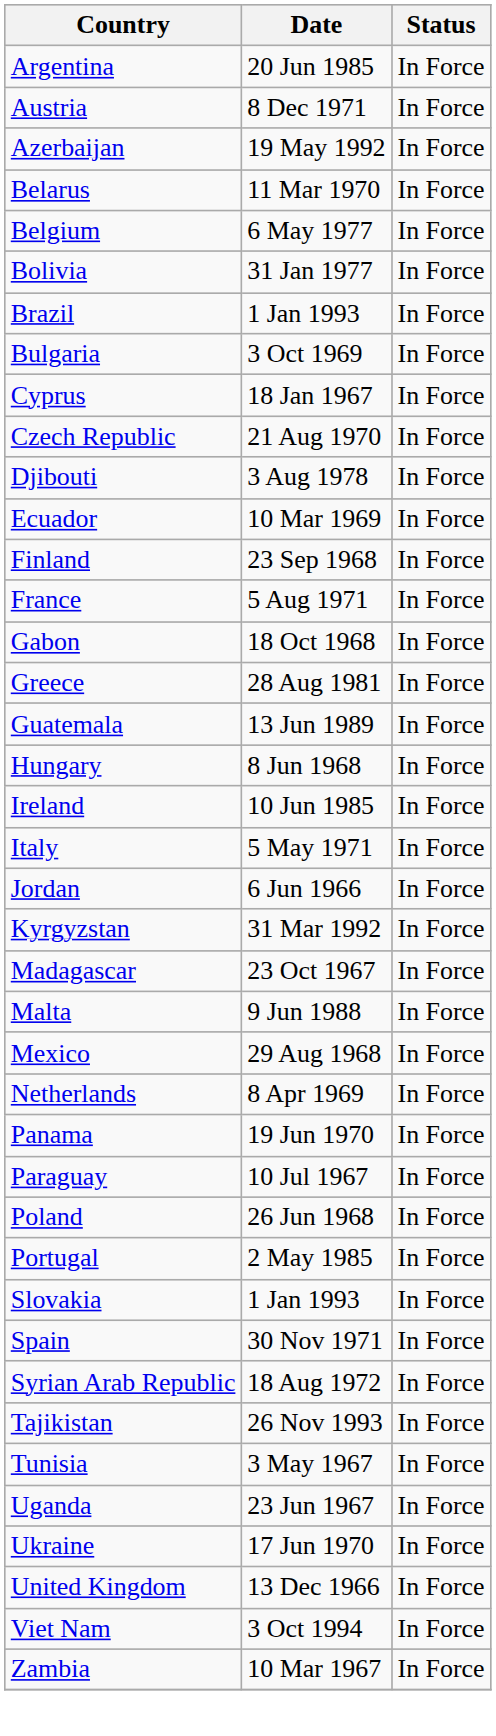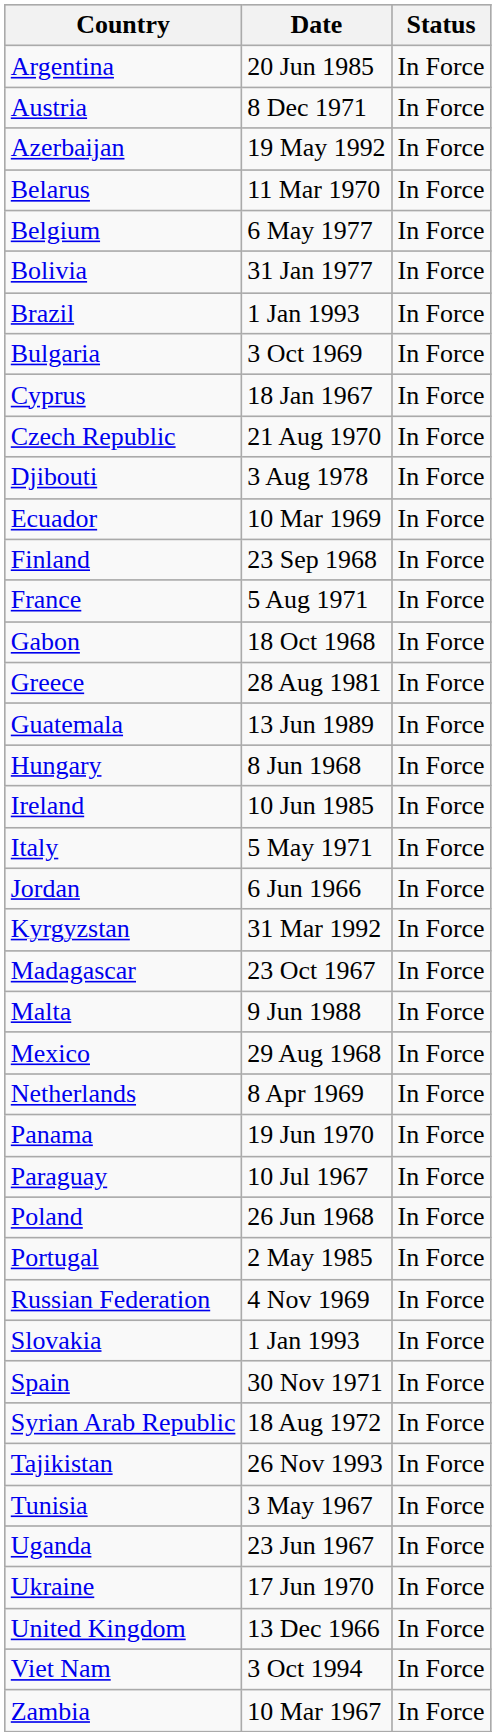+ row: (110, 1299)
